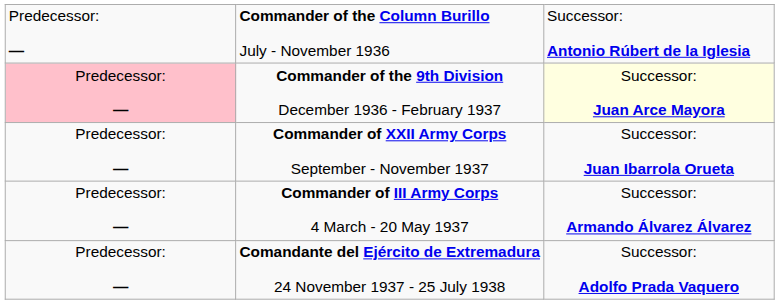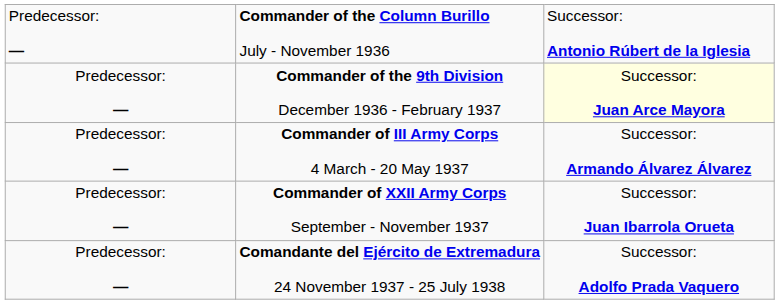(121, 92) pink background -> (121, 92) no background
rows swapped: (390, 210) <-> (390, 151)
